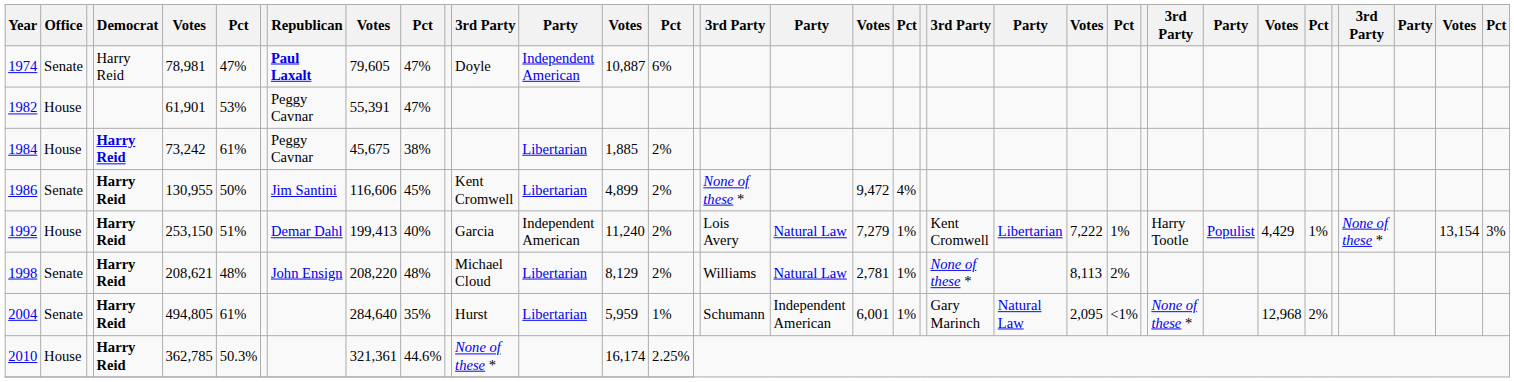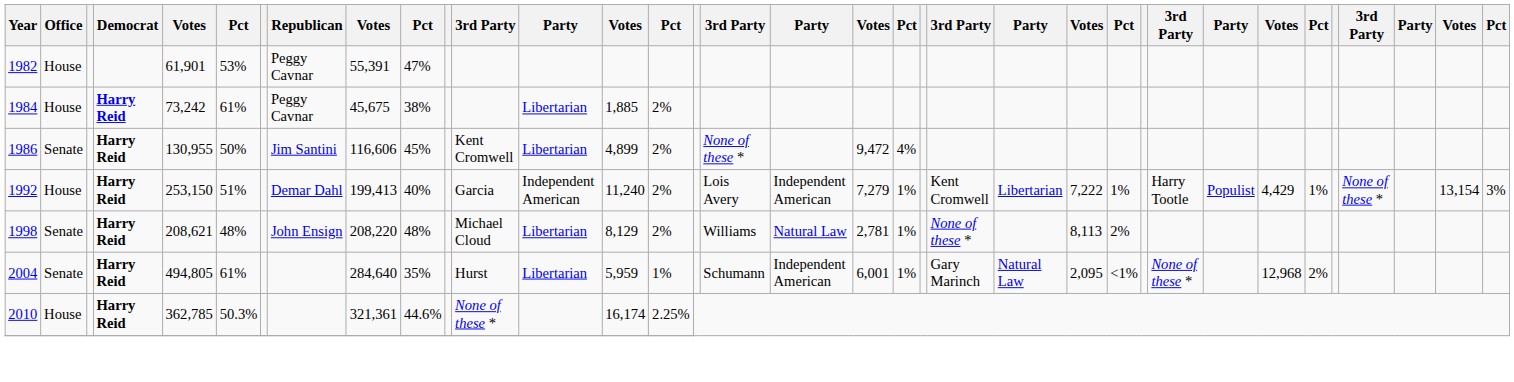- row: (23, 66)
(810, 231) Natural Law -> (810, 190) Independent American
